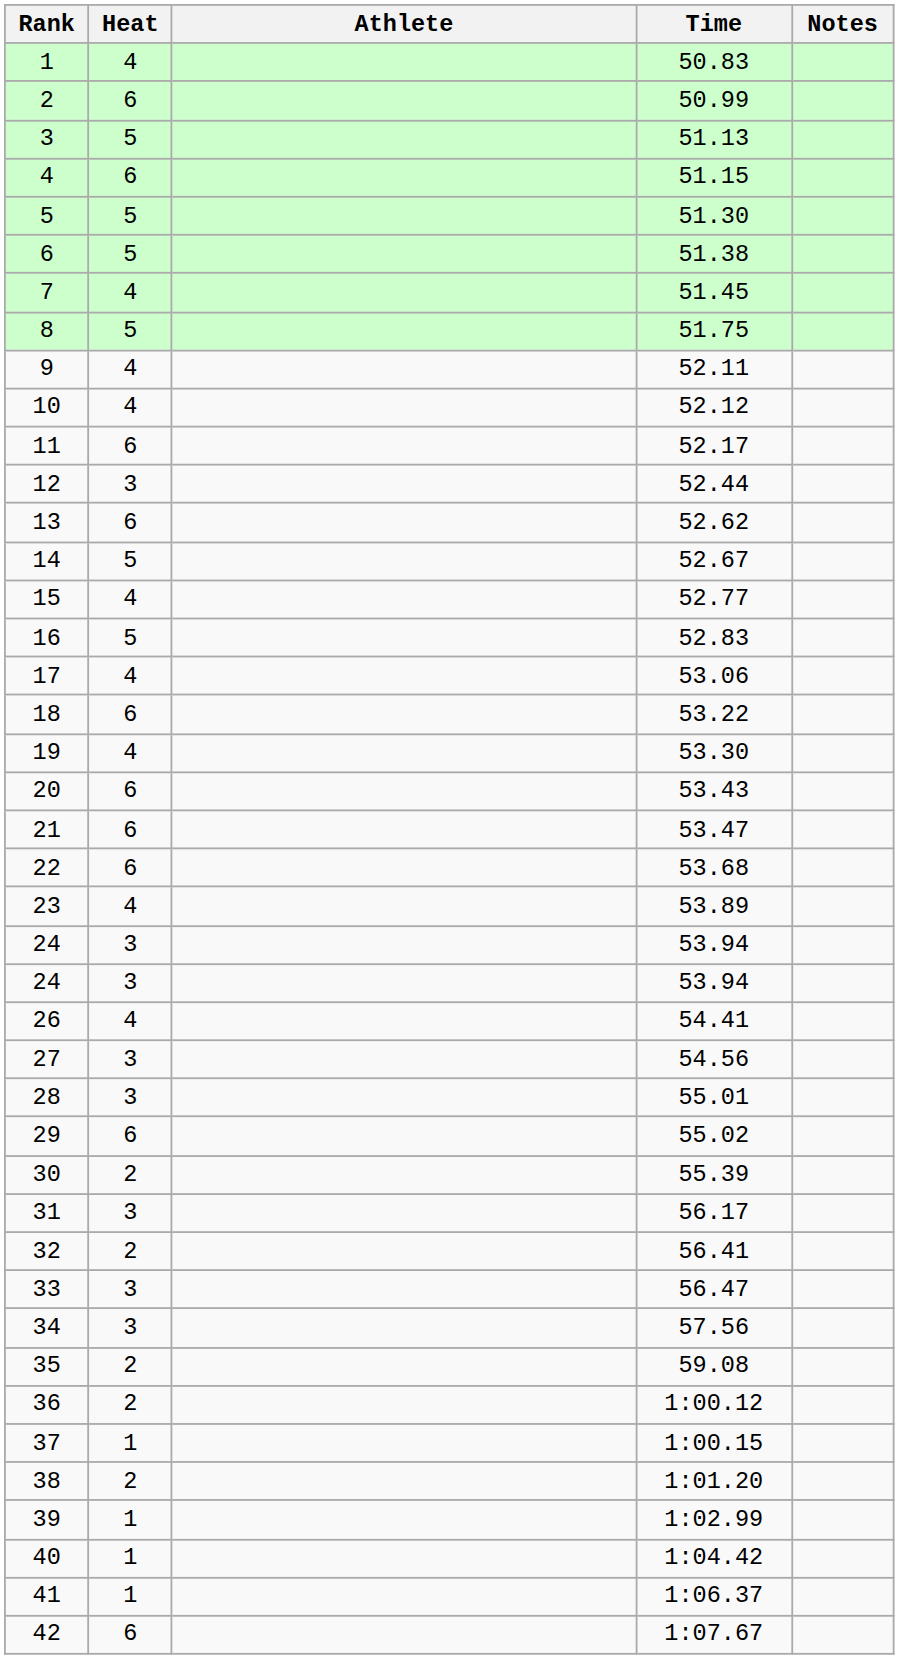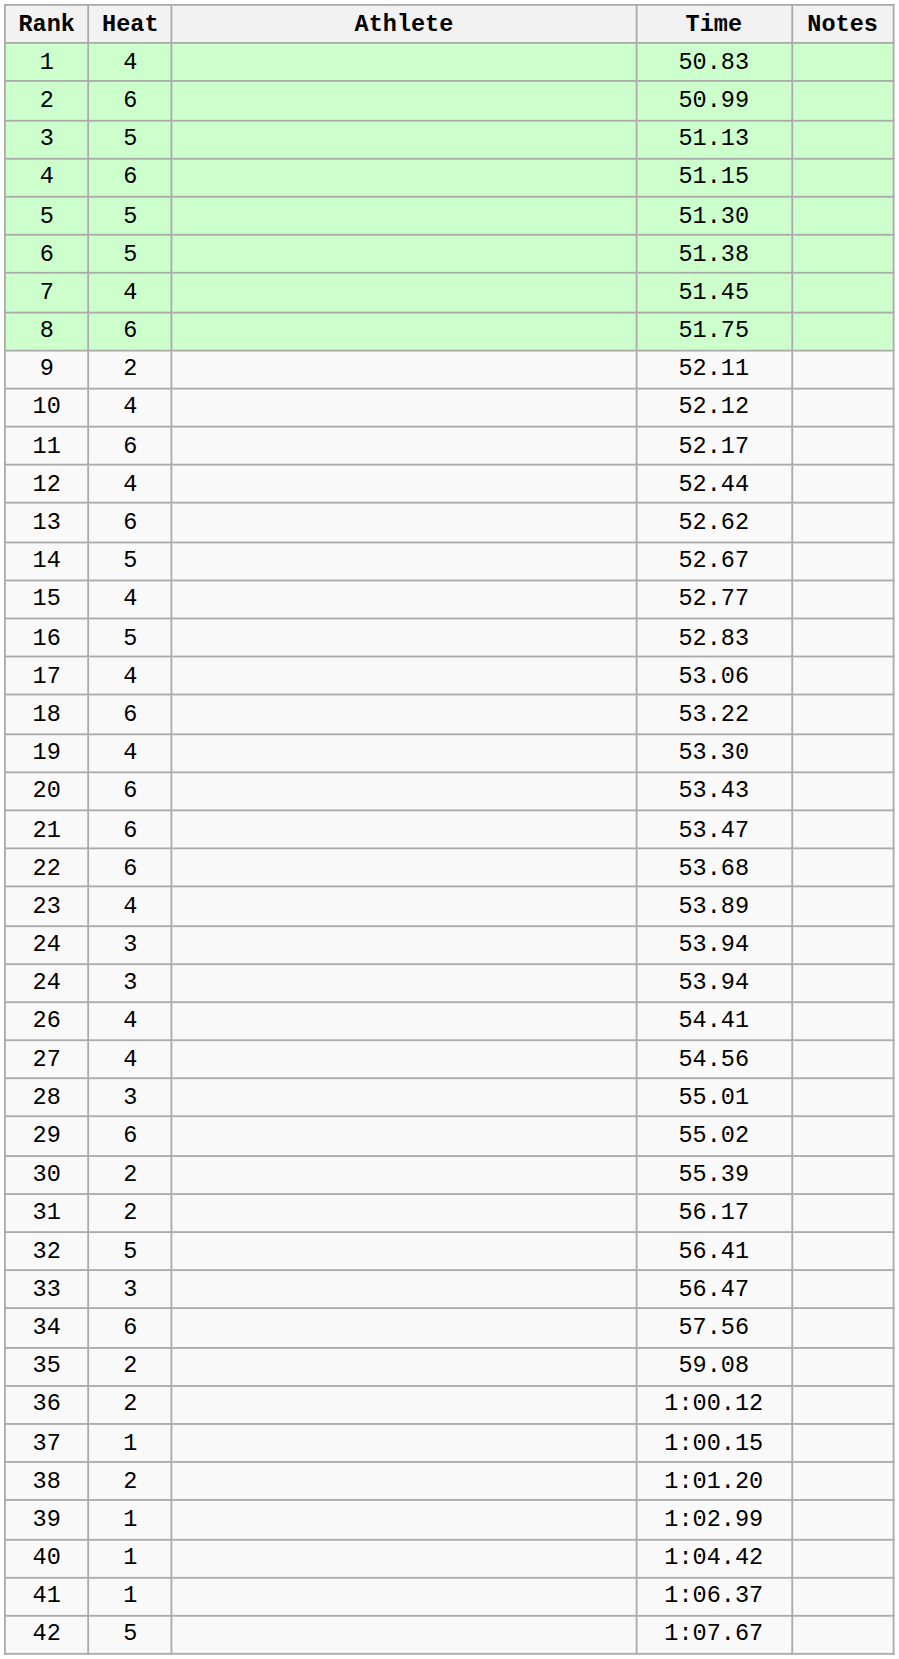(130, 331) 5 -> (130, 331) 6
(130, 369) 4 -> (130, 369) 2
(130, 484) 3 -> (130, 484) 4
(130, 1060) 3 -> (130, 1060) 4
(130, 1213) 3 -> (130, 1213) 2
(130, 1251) 2 -> (130, 1251) 5
(130, 1328) 3 -> (130, 1328) 6
(130, 1635) 6 -> (130, 1635) 5
